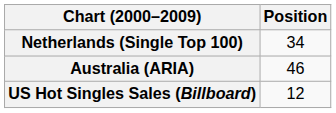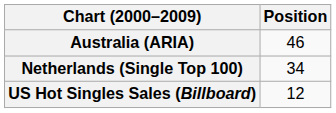rows swapped: (132, 68) <-> (132, 42)
